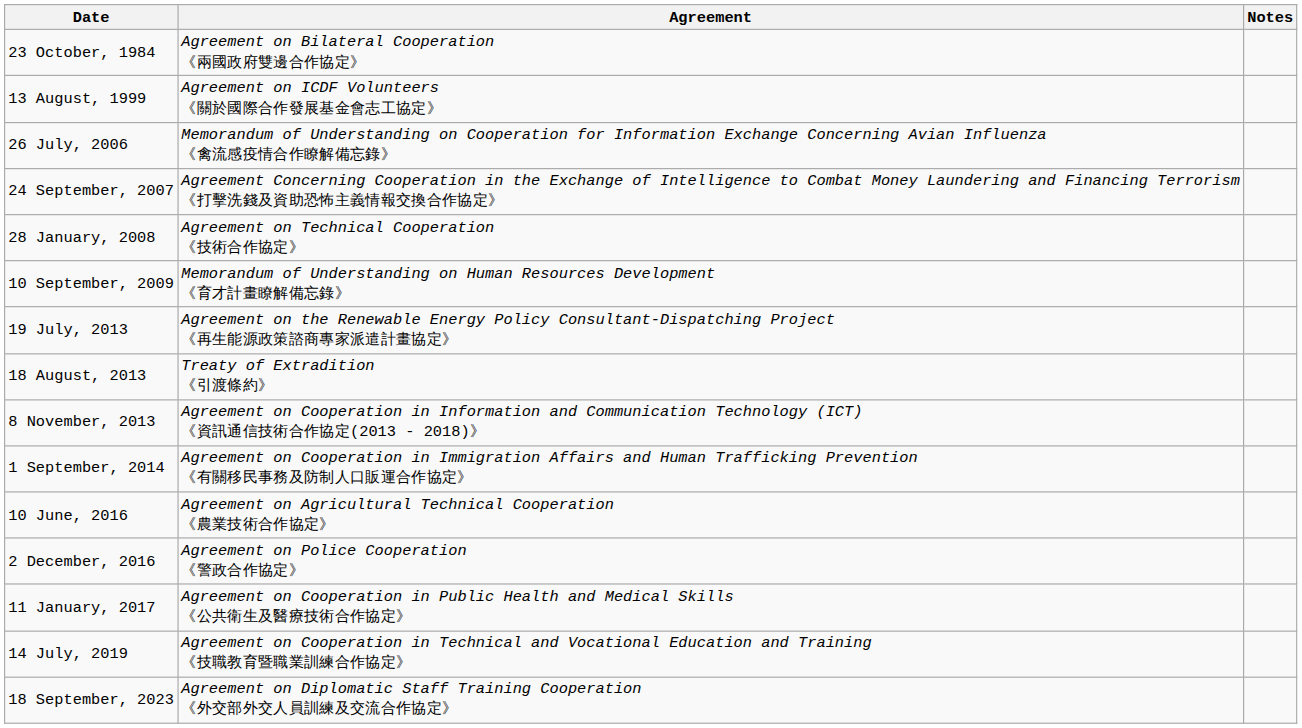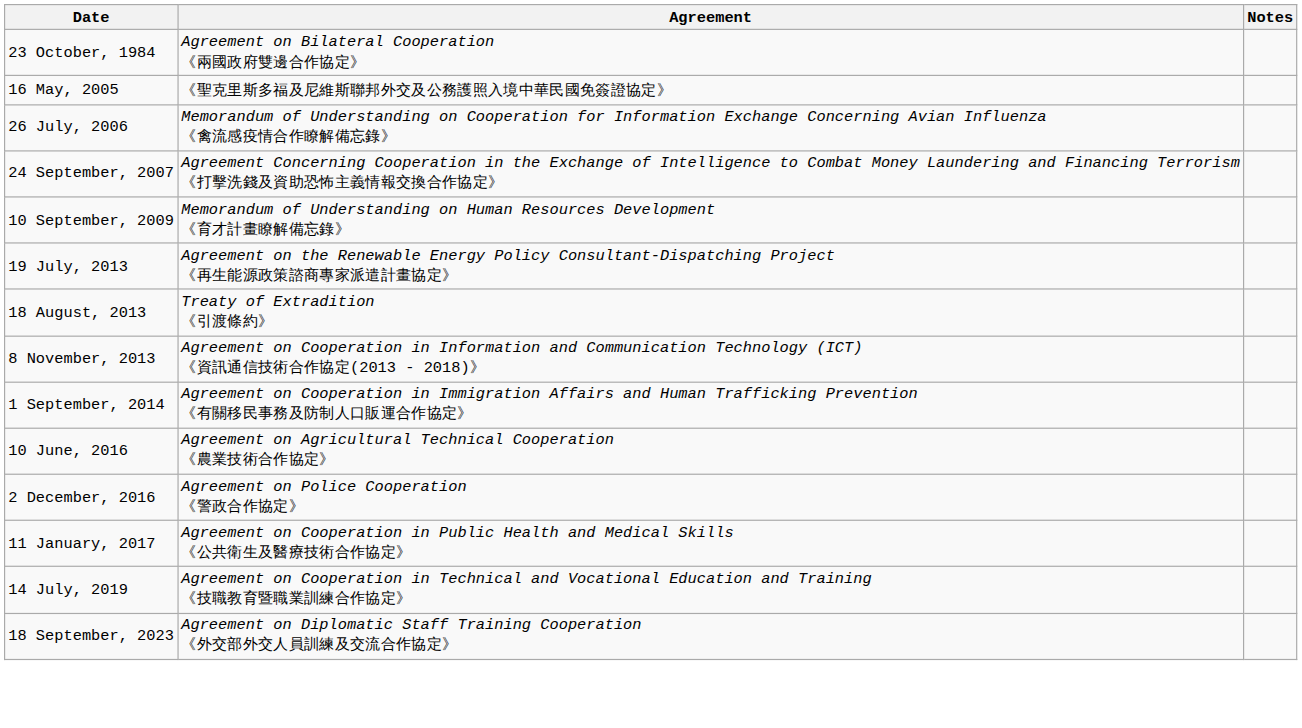- row: (77, 99)
+ row: (63, 90)
- row: (82, 238)
